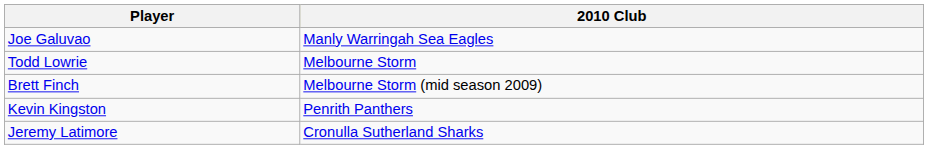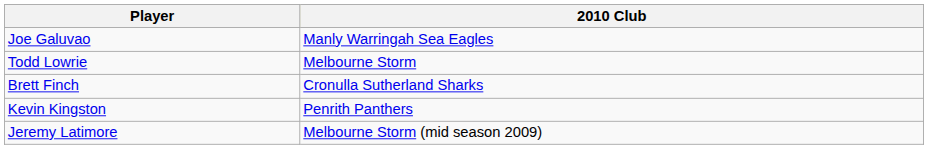(423, 86) Melbourne Storm (mid season 2009) -> (393, 86) Cronulla Sutherland Sharks
(393, 132) Cronulla Sutherland Sharks -> (423, 132) Melbourne Storm (mid season 2009)
